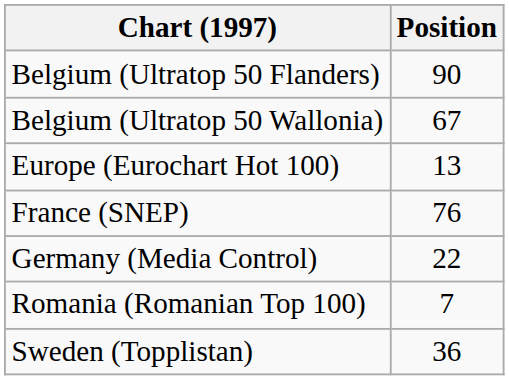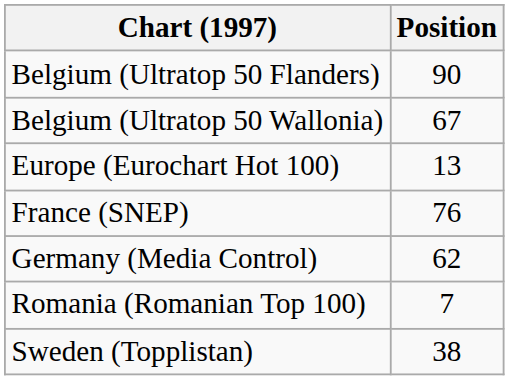(447, 258) 22 -> (447, 258) 62
(447, 350) 36 -> (447, 350) 38
